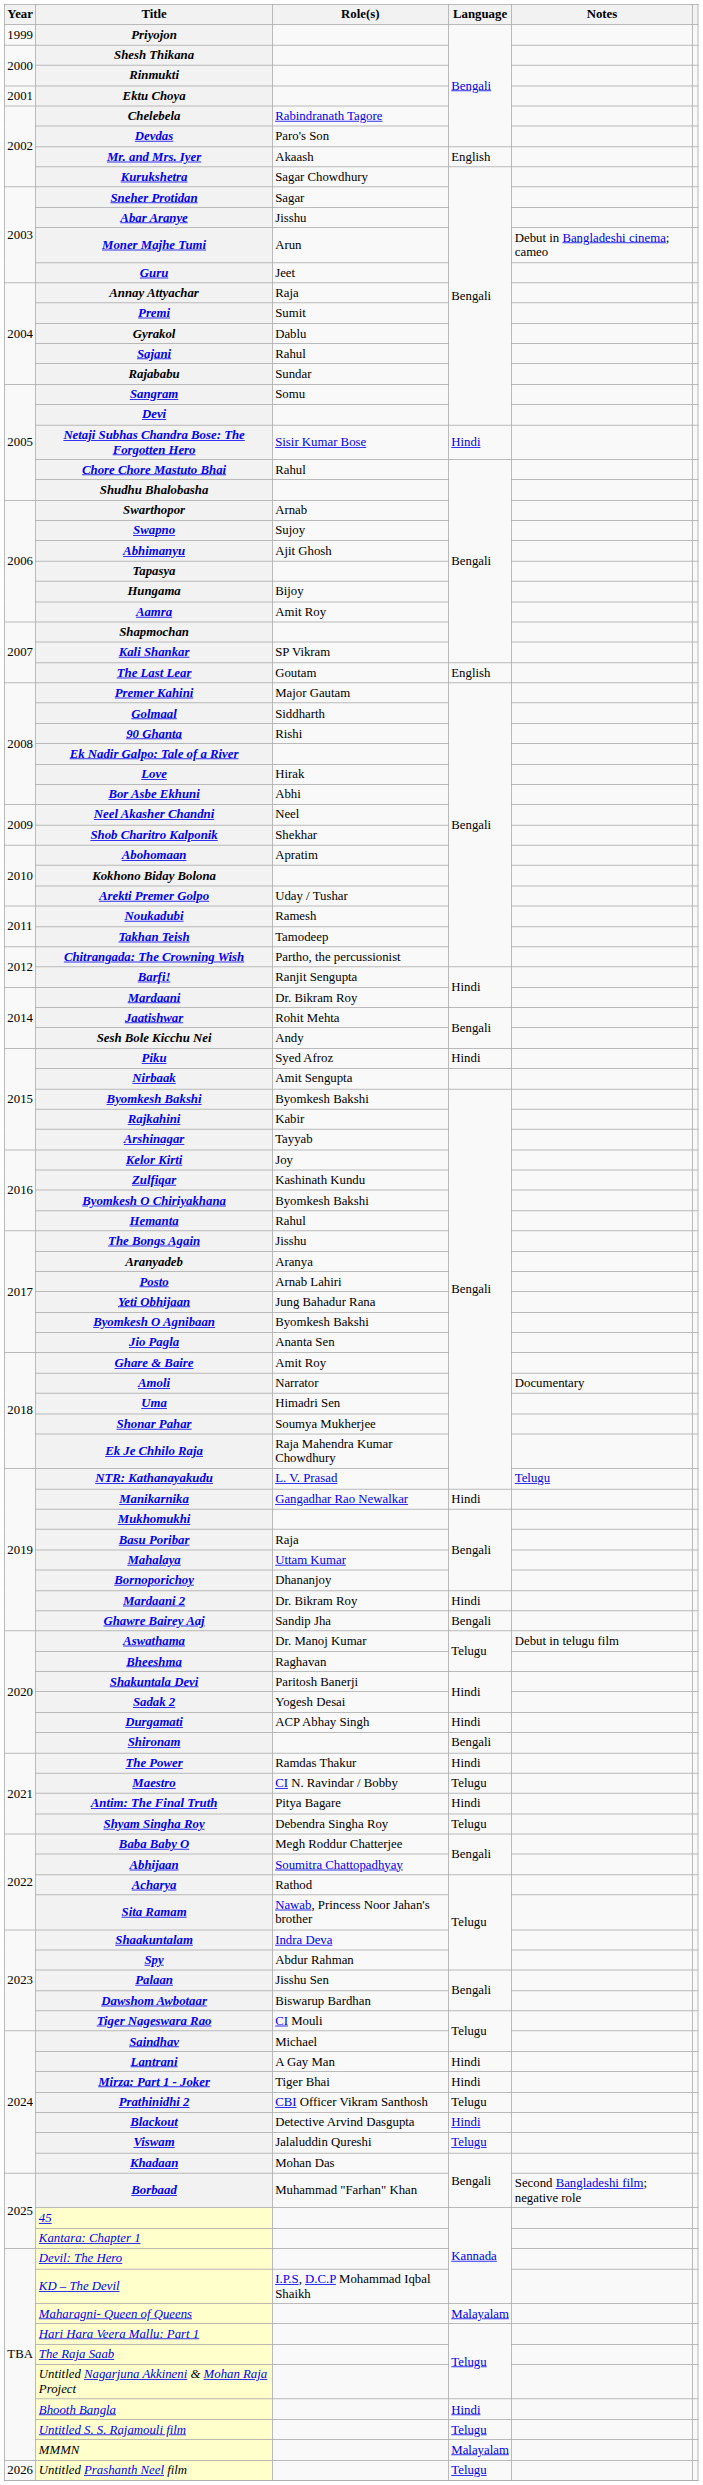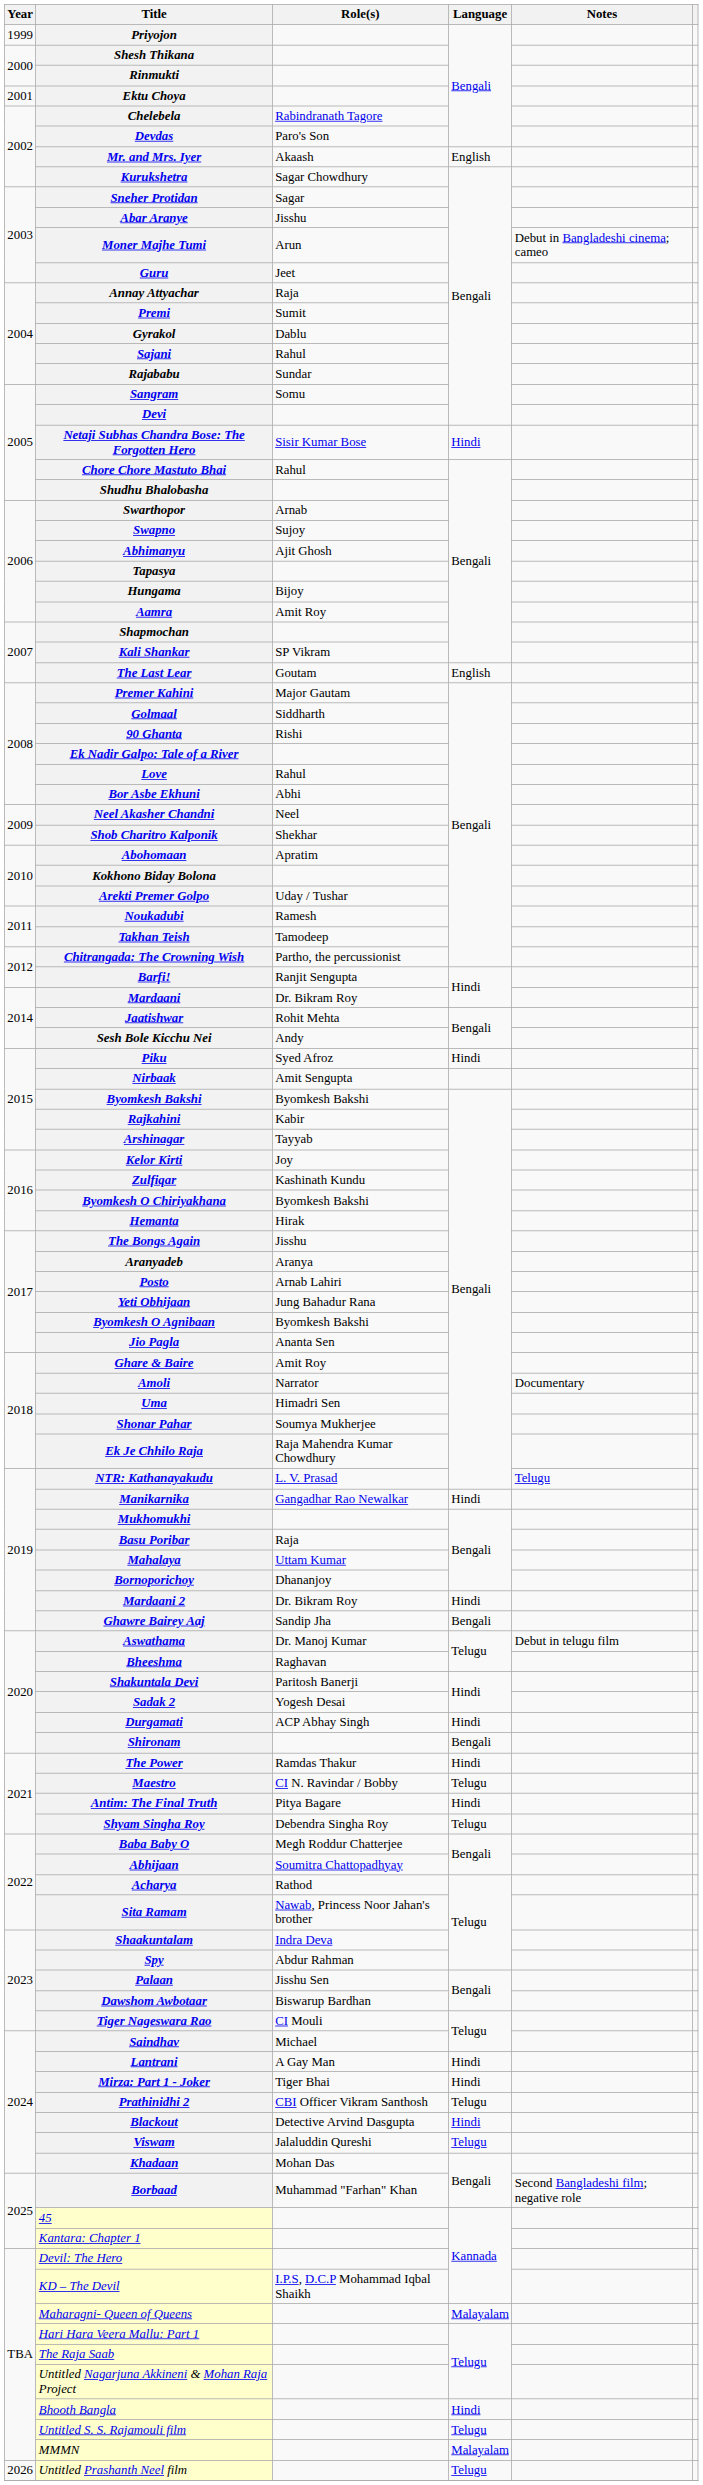(290, 774) Hirak -> (290, 774) Rahul
(290, 1220) Rahul -> (290, 1220) Hirak
